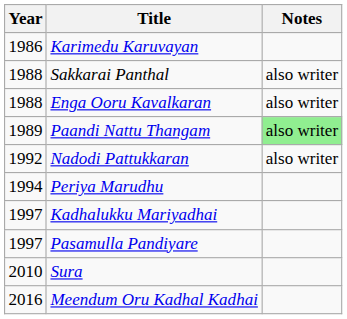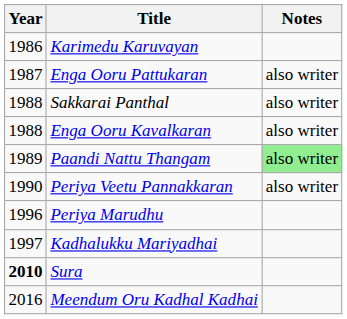+ row: (129, 74)
+ row: (142, 187)
- row: (120, 159)
(26, 187) 1994 -> (26, 215) 1996
- row: (124, 243)
(26, 271) normal -> (26, 271) bold
